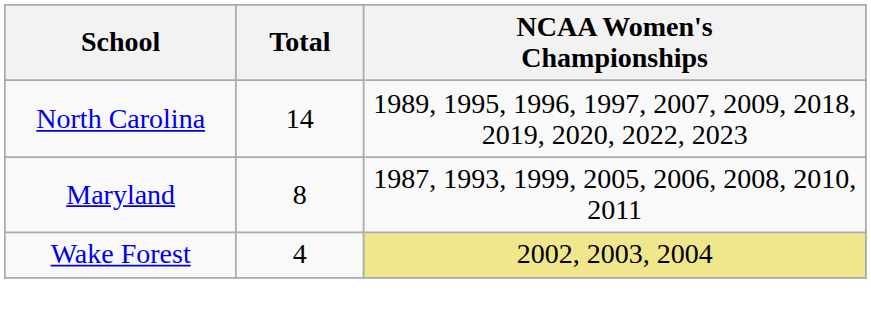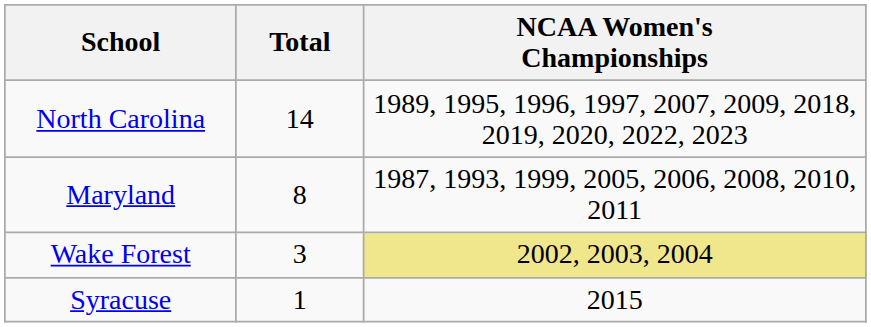(300, 254) 4 -> (300, 254) 3
+ row: (121, 298)
